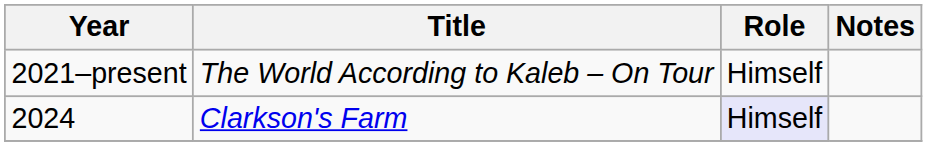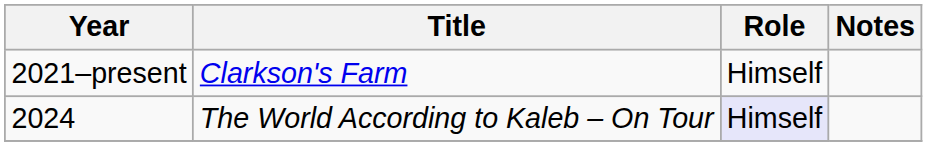(457, 72) The World According to Kaleb – On Tour -> (304, 72) Clarkson's Farm
(304, 118) Clarkson's Farm -> (457, 118) The World According to Kaleb – On Tour
